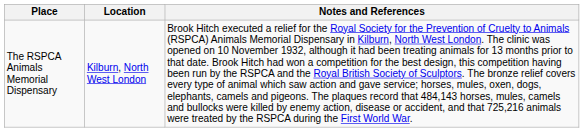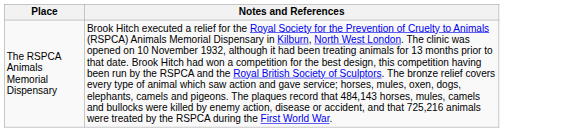- column: (125, 12)
